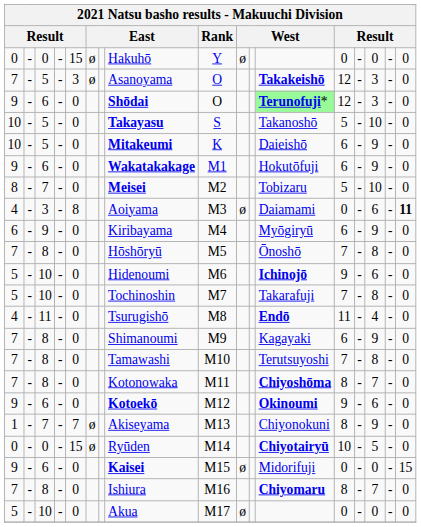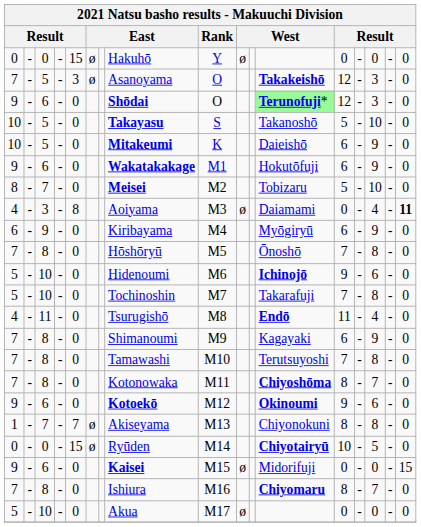(375, 209) 6 -> (375, 209) 4
(375, 425) 9 -> (375, 425) 8
